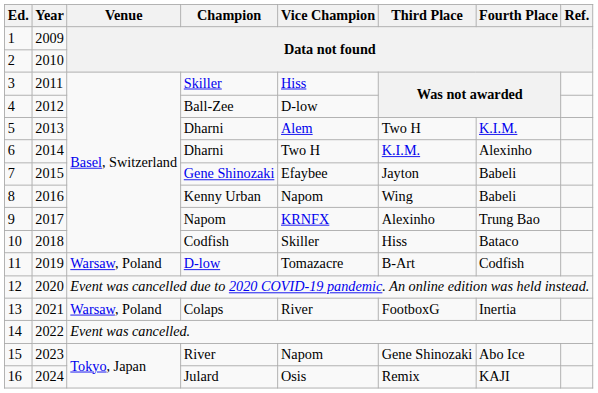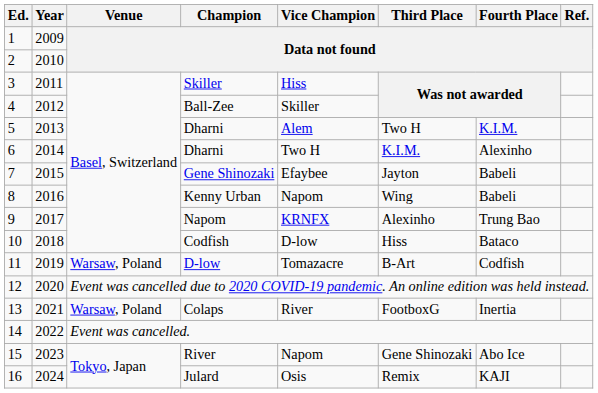(299, 106) D-low -> (300, 106) Skiller
(300, 241) Skiller -> (299, 241) D-low
